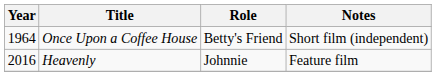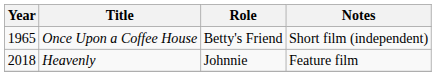(22, 37) 1964 -> (22, 37) 1965
(22, 60) 2016 -> (22, 60) 2018
